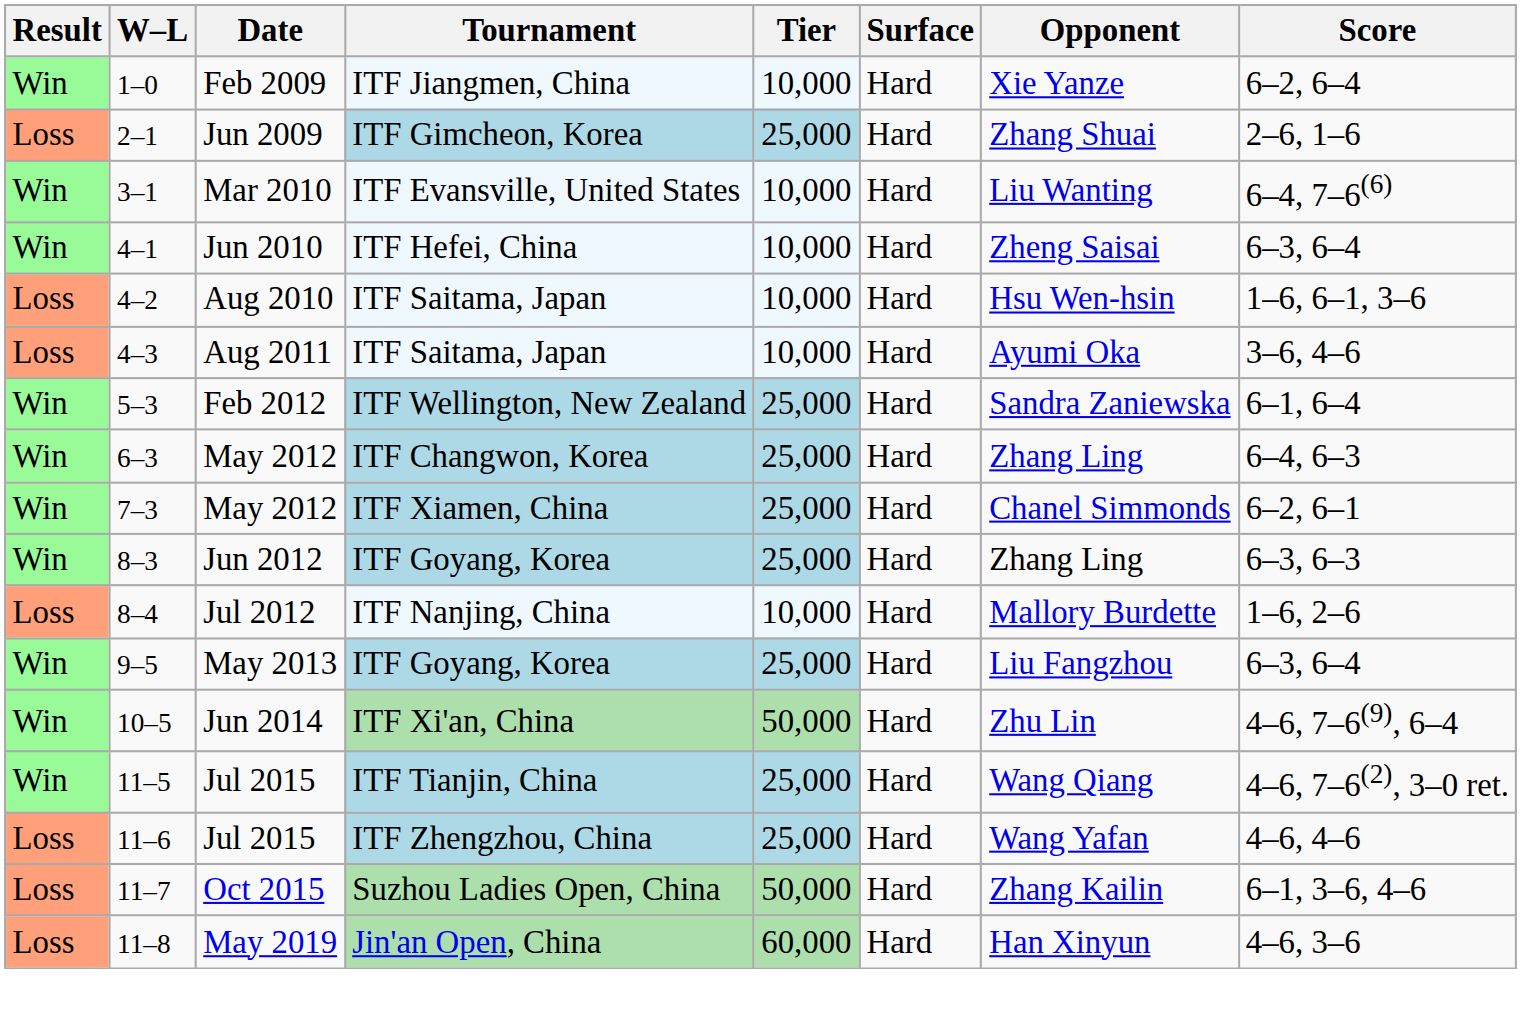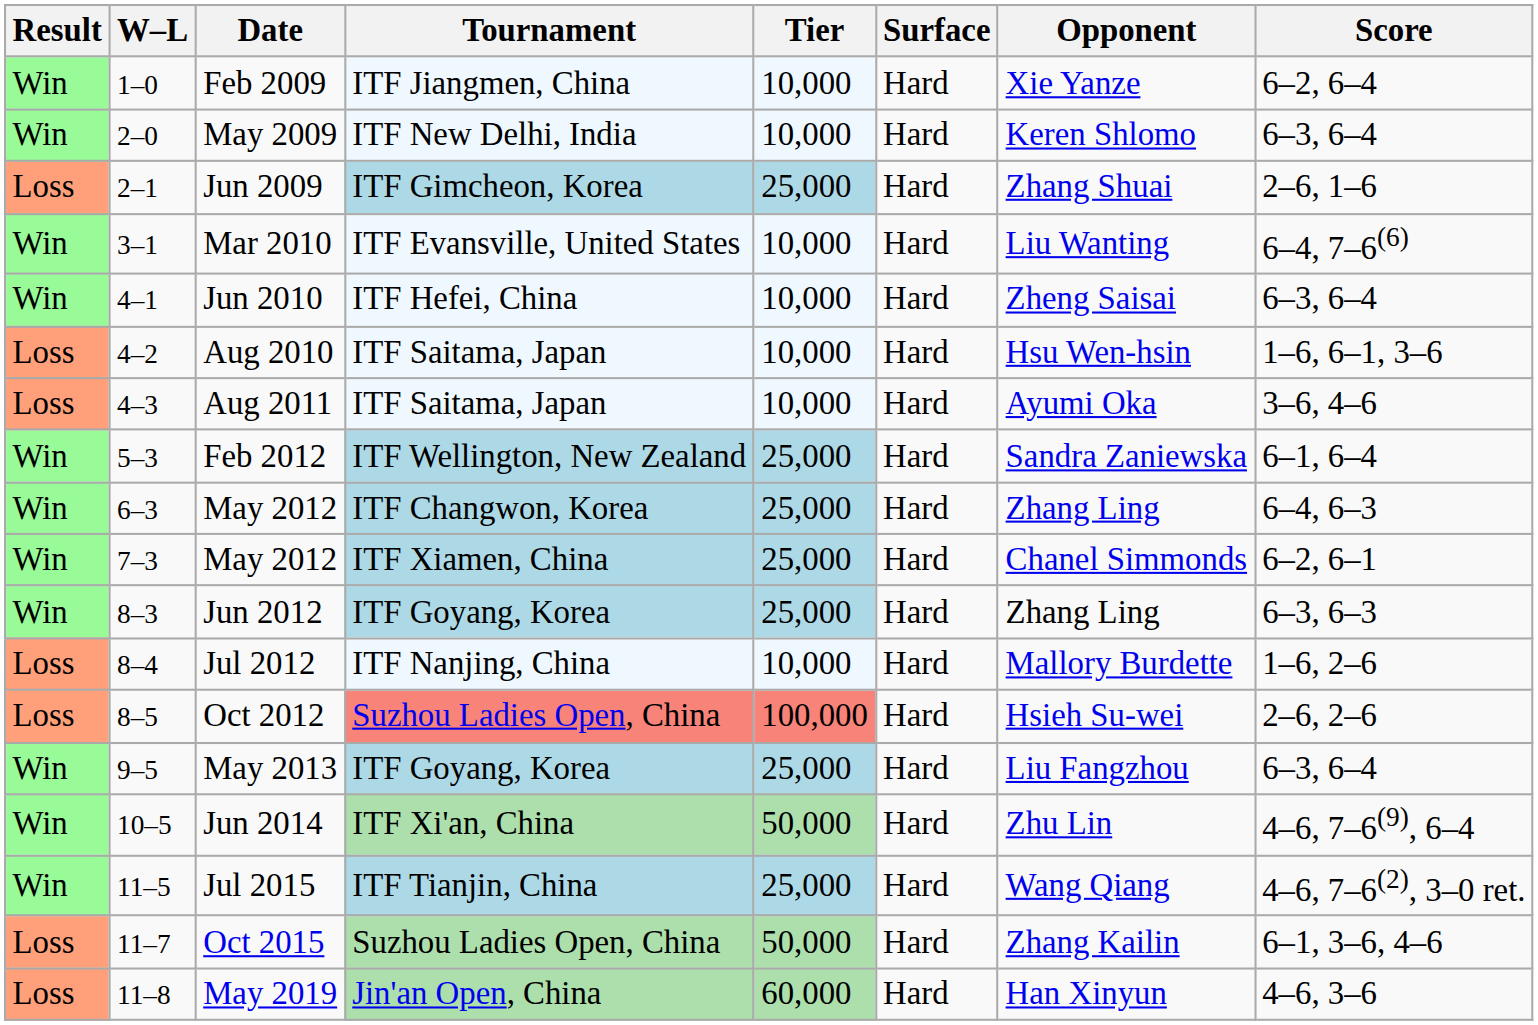+ row: (138, 136)
+ row: (138, 717)
- row: (144, 839)
